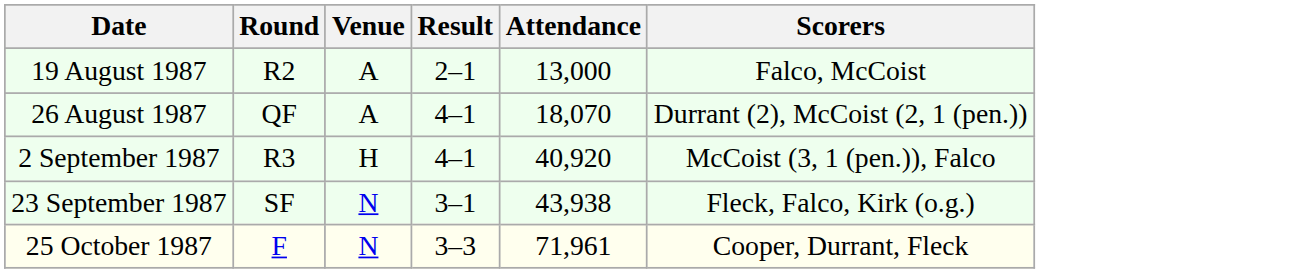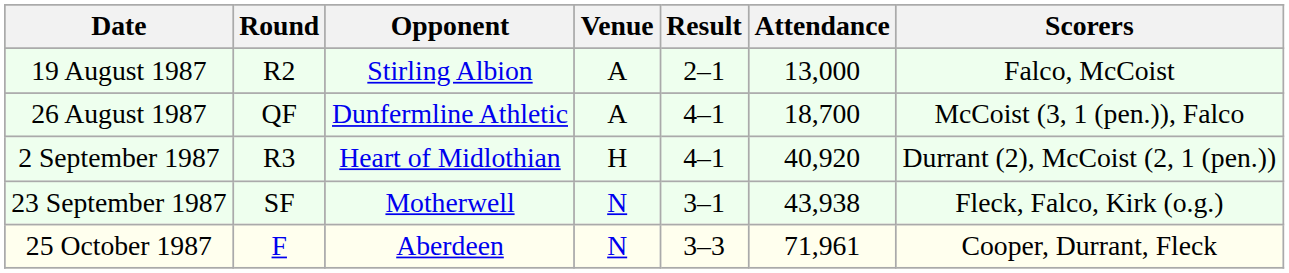+ column: (450, 26)
(573, 114) 18,070 -> (822, 114) 18,700
(841, 114) Durrant (2), McCoist (2, 1 (pen.)) -> (1089, 114) McCoist (3, 1 (pen.)), Falco
(841, 158) McCoist (3, 1 (pen.)), Falco -> (1089, 158) Durrant (2), McCoist (2, 1 (pen.))
